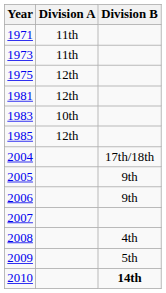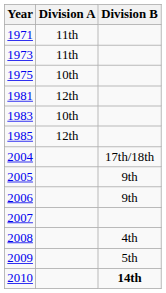(67, 75) 12th -> (67, 75) 10th
